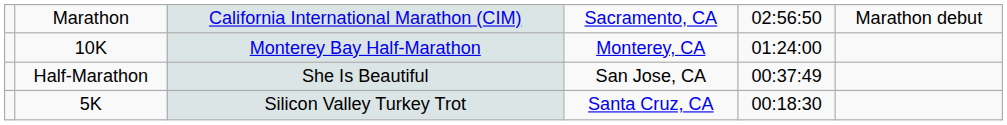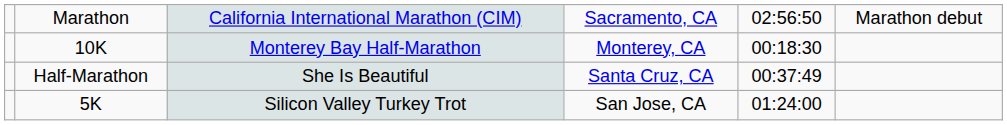(787, 47) 01:24:00 -> (787, 47) 00:18:30
(651, 76) San Jose, CA -> (651, 76) Santa Cruz, CA
(651, 104) Santa Cruz, CA -> (651, 104) San Jose, CA
(787, 104) 00:18:30 -> (787, 104) 01:24:00
